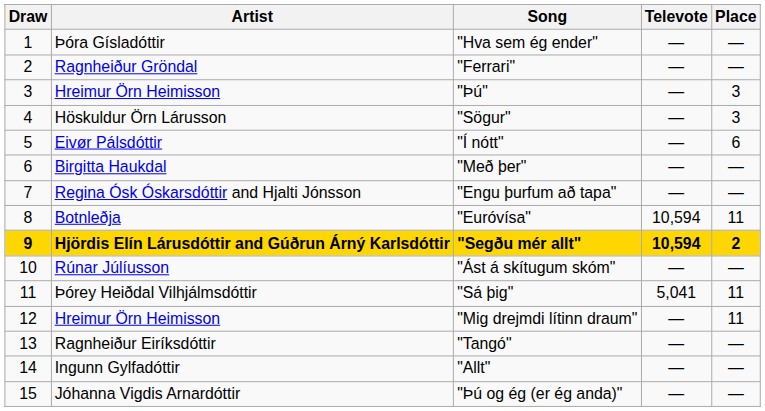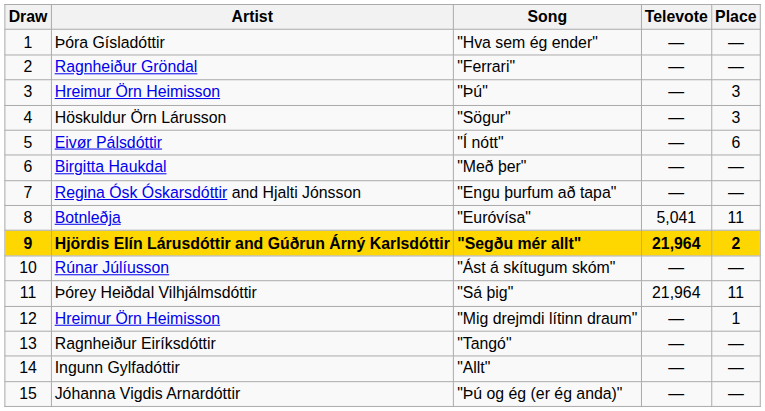(676, 218) 10,594 -> (676, 218) 5,041
(676, 243) 10,594 -> (676, 243) 21,964
(676, 293) 5,041 -> (676, 293) 21,964
(736, 318) 11 -> (736, 318) 1
